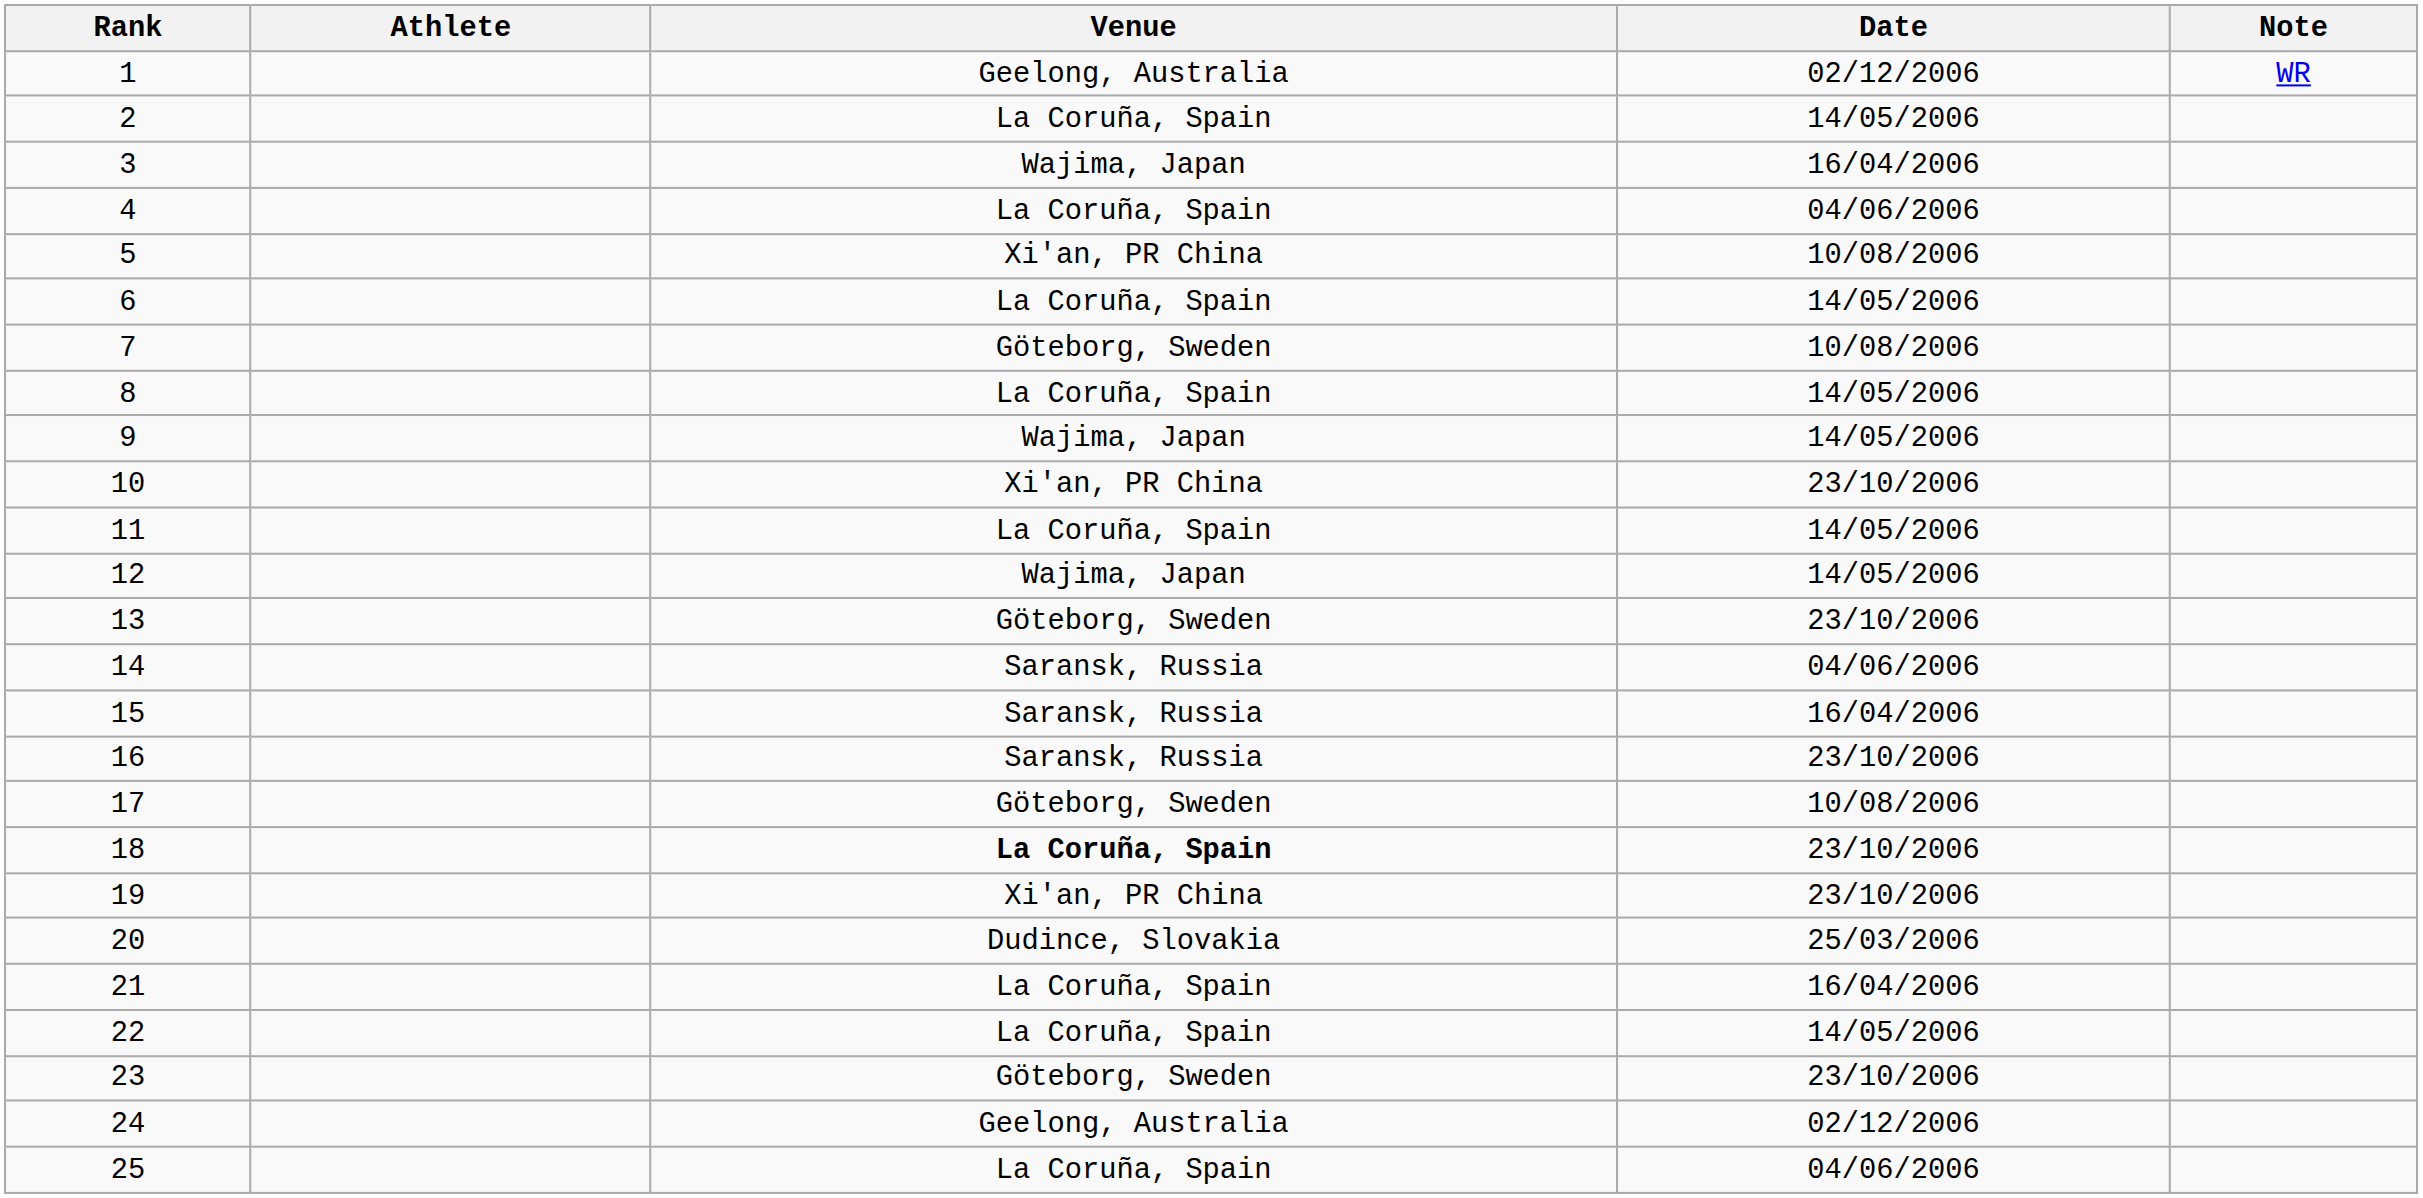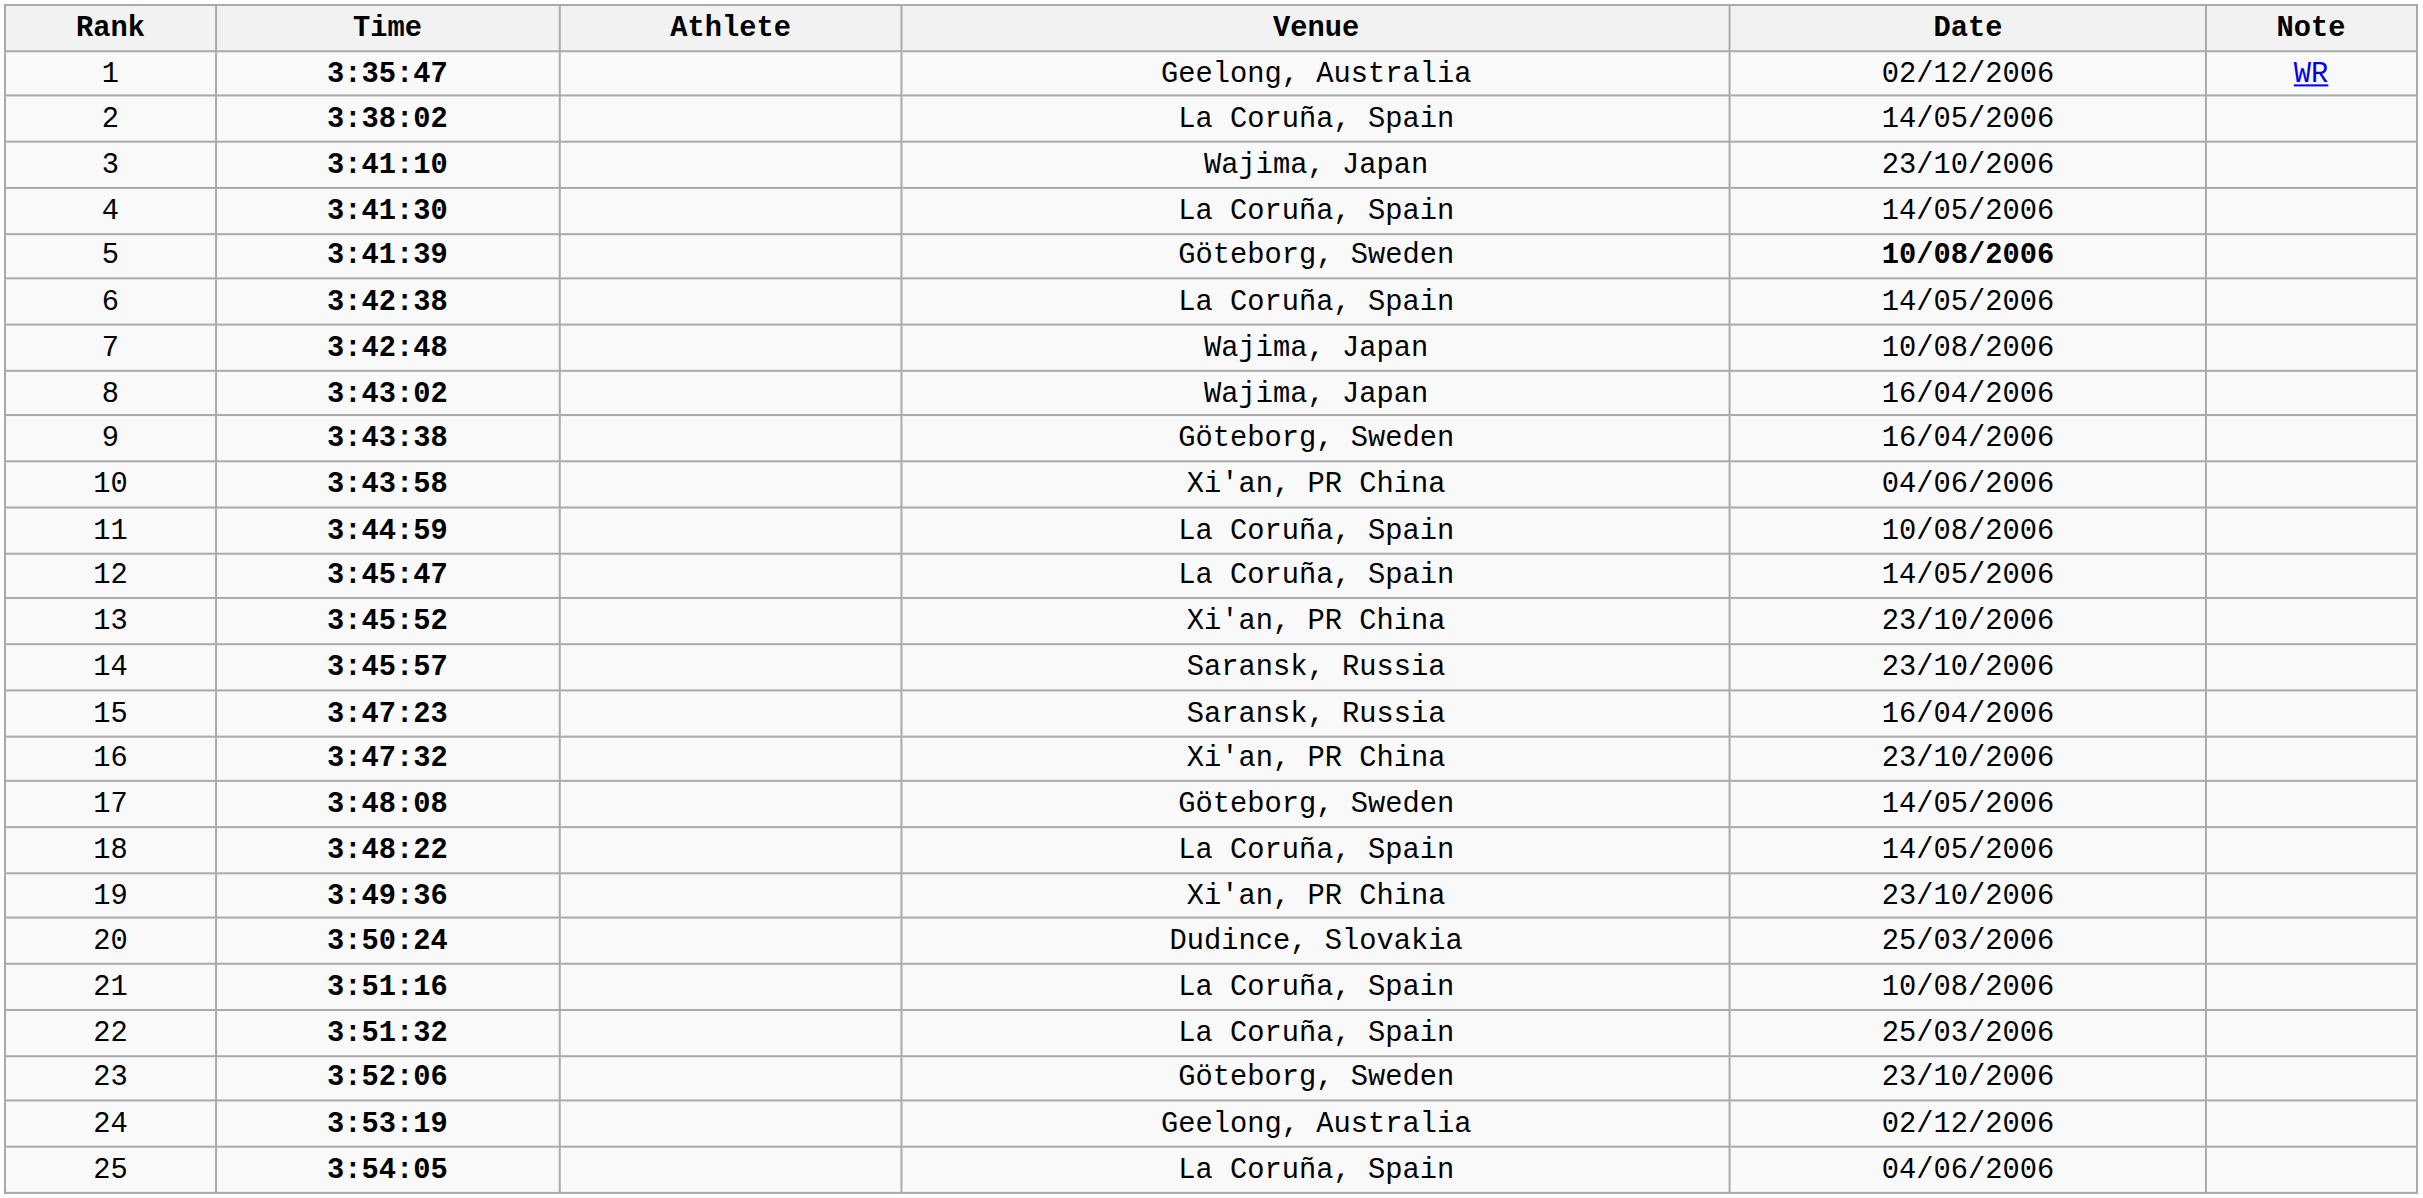+ column: (387, 28)
(1894, 165) 16/04/2006 -> (1968, 165) 23/10/2006
(1894, 211) 04/06/2006 -> (1968, 211) 14/05/2006
(1134, 256) Xi'an, PR China -> (1316, 256) Göteborg, Sweden
(1894, 256) normal -> (1968, 256) bold
(1134, 348) Göteborg, Sweden -> (1316, 348) Wajima, Japan
(1134, 393) La Coruña, Spain -> (1316, 393) Wajima, Japan
(1894, 393) 14/05/2006 -> (1968, 393) 16/04/2006
(1134, 439) Wajima, Japan -> (1316, 439) Göteborg, Sweden
(1894, 439) 14/05/2006 -> (1968, 439) 16/04/2006
(1894, 485) 23/10/2006 -> (1968, 485) 04/06/2006
(1894, 530) 14/05/2006 -> (1968, 530) 10/08/2006
(1134, 576) Wajima, Japan -> (1316, 576) La Coruña, Spain
(1134, 622) Göteborg, Sweden -> (1316, 622) Xi'an, PR China
(1894, 667) 04/06/2006 -> (1968, 667) 23/10/2006
(1134, 759) Saransk, Russia -> (1316, 759) Xi'an, PR China
(1894, 804) 10/08/2006 -> (1968, 804) 14/05/2006
(1134, 850) bold -> (1316, 850) normal
(1894, 850) 23/10/2006 -> (1968, 850) 14/05/2006
(1894, 987) 16/04/2006 -> (1968, 987) 10/08/2006
(1894, 1033) 14/05/2006 -> (1968, 1033) 25/03/2006
